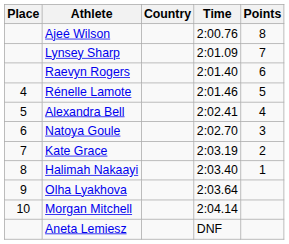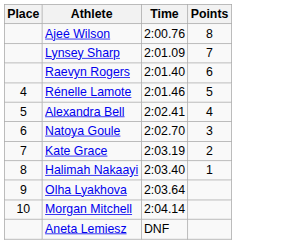- column: (168, 14)
